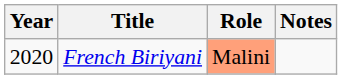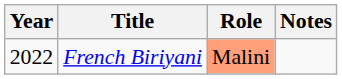(31, 56) 2020 -> (31, 56) 2022
